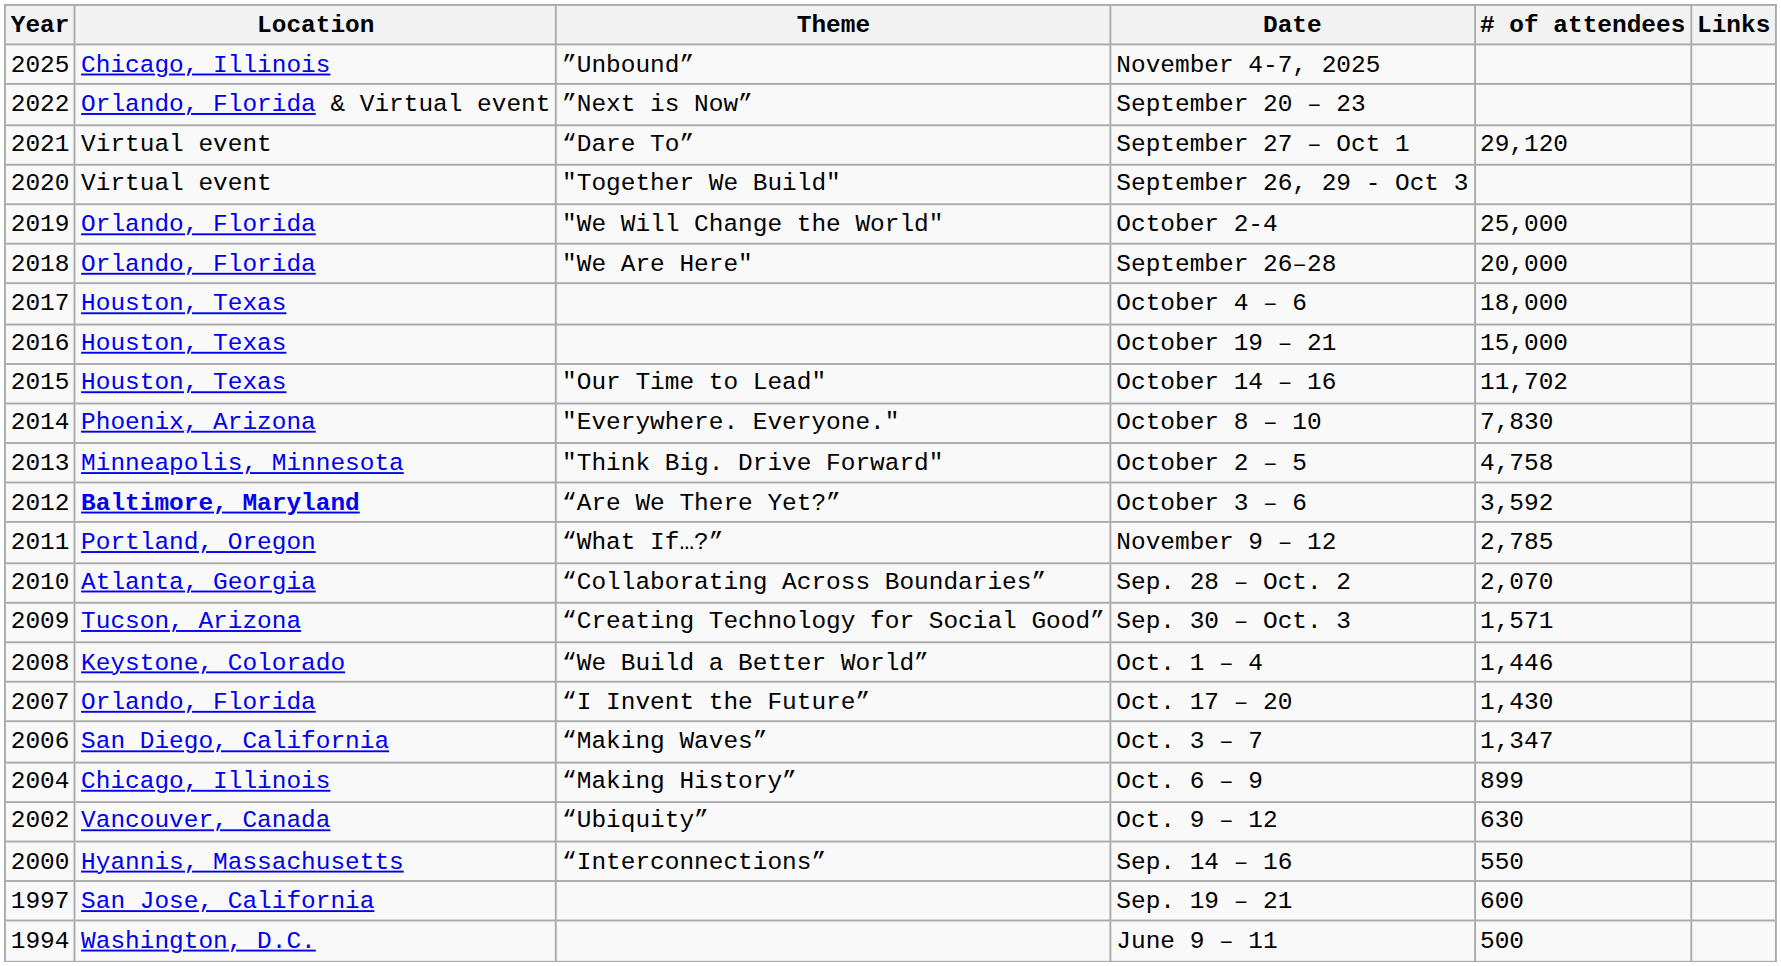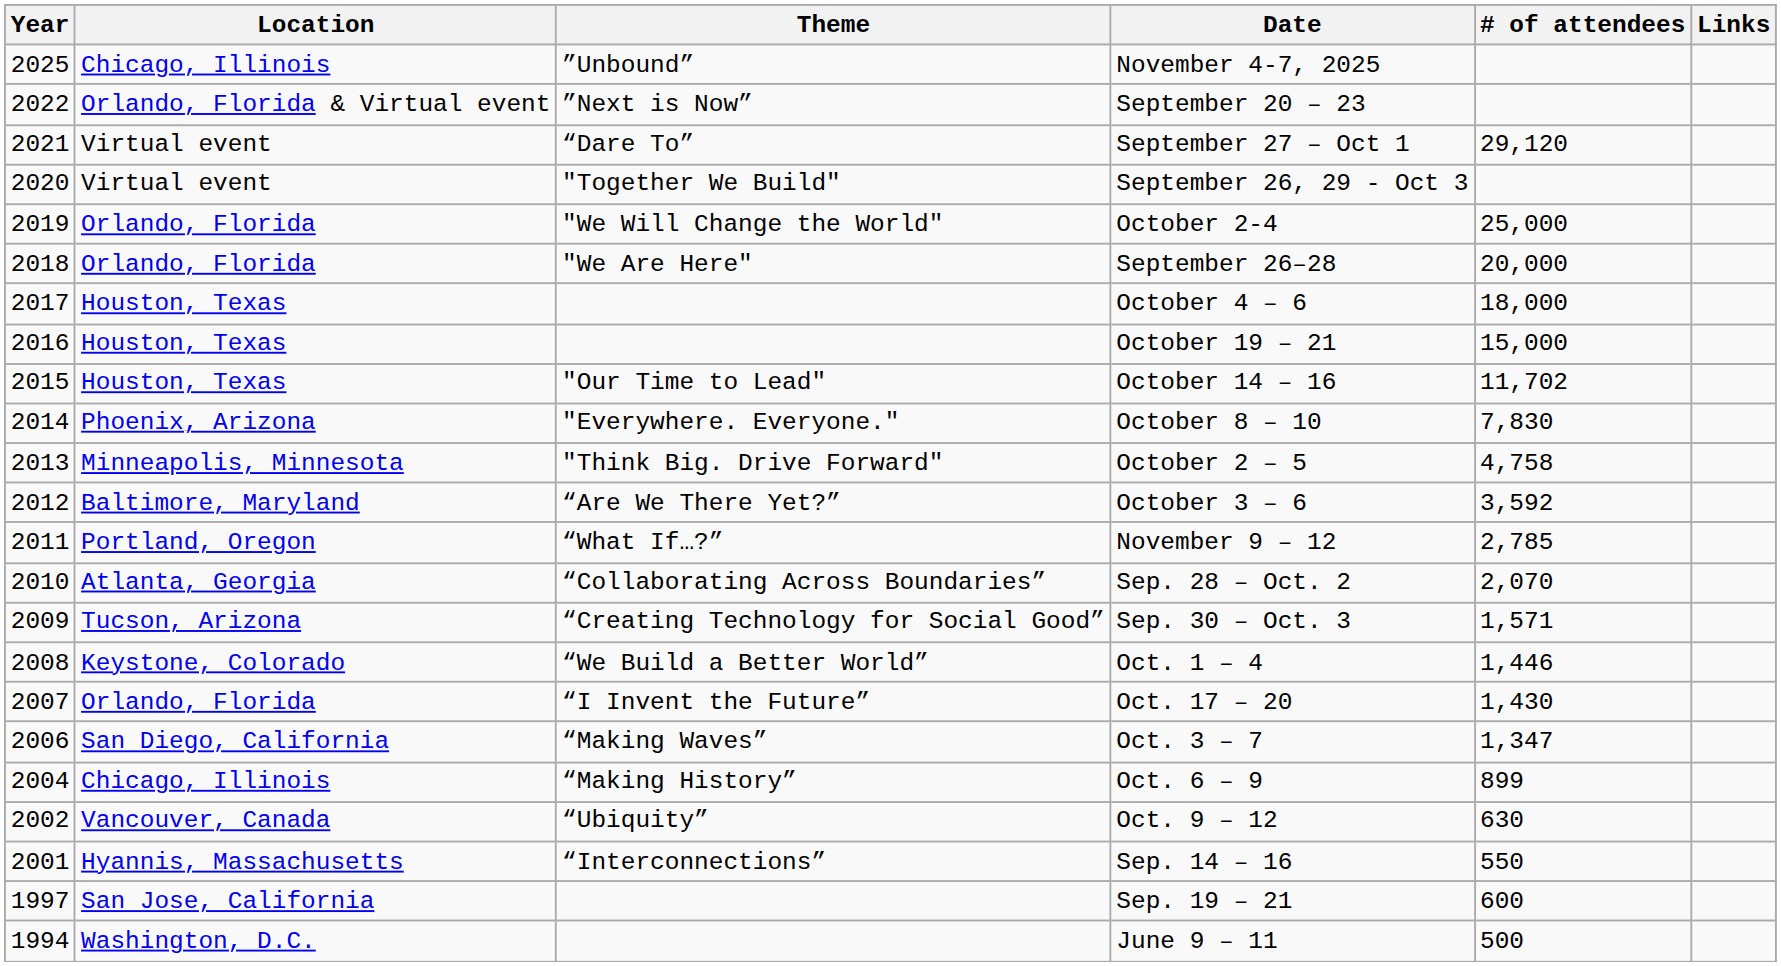(220, 503) bold -> (220, 503) normal
(40, 861) 2000 -> (40, 861) 2001
